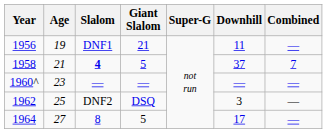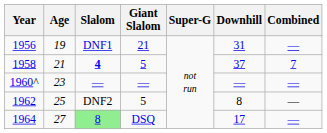(239, 45) 11 -> (239, 45) 31
(143, 100) DSQ -> (143, 100) 5
(239, 100) 3 -> (239, 100) 8
(98, 119) no background -> (98, 119) lightgreen background
(143, 119) 5 -> (143, 119) DSQ
